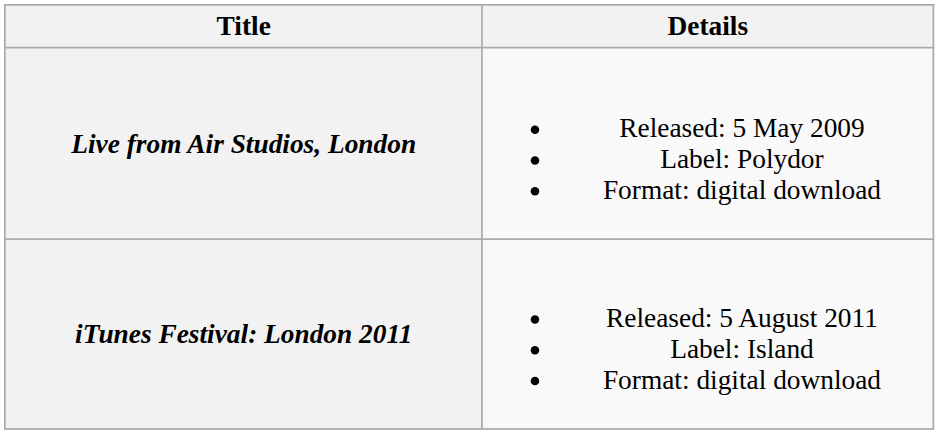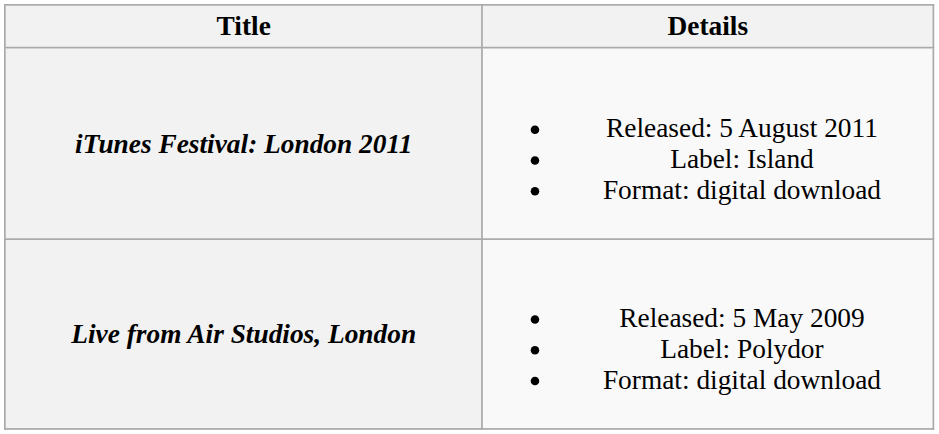rows swapped: (244, 143) <-> (244, 333)
